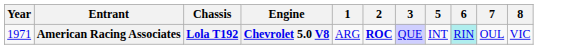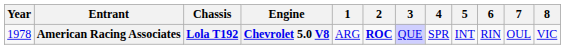+ column: (439, 14)
(19, 34) 1971 -> (19, 34) 1978
(464, 34) paleturquoise background -> (491, 34) no background
